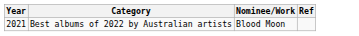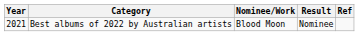+ column: (316, 11)
